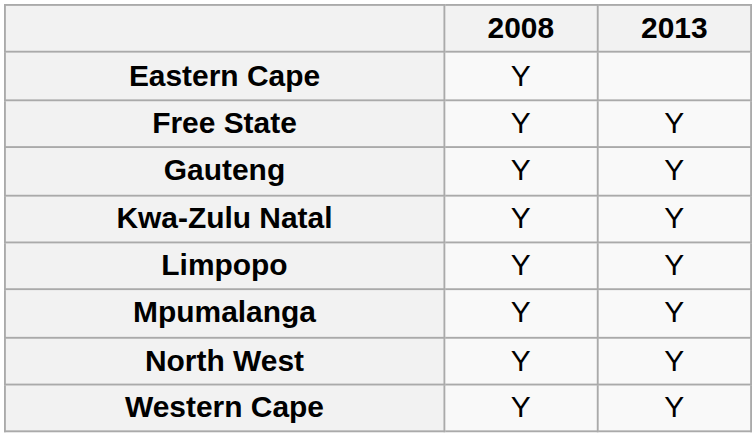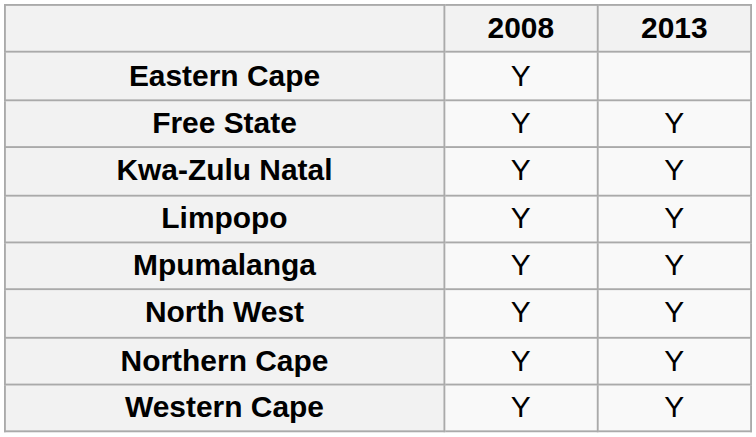- row: (224, 170)
+ row: (224, 360)
